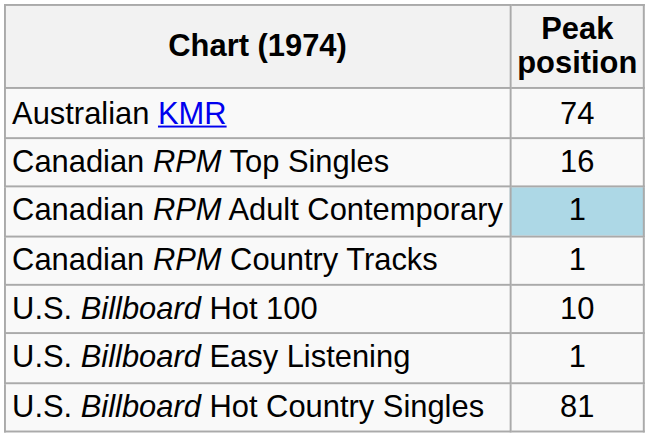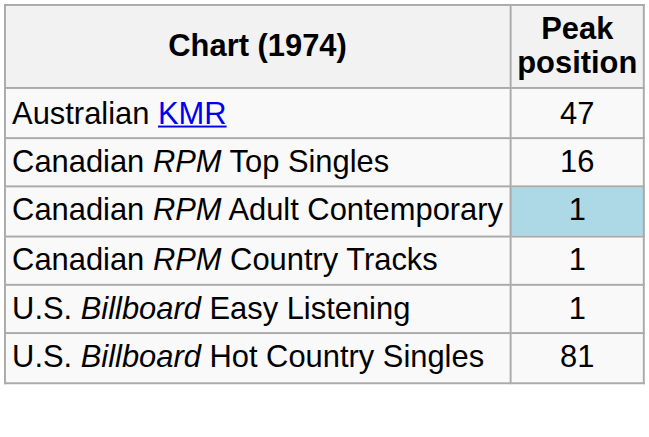(577, 112) 74 -> (577, 112) 47
- row: (165, 308)
